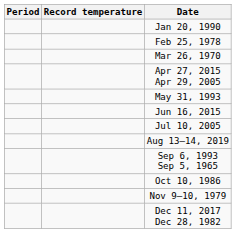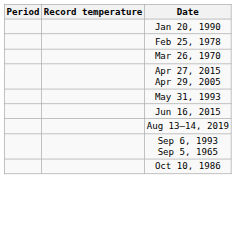- row: (188, 126)
- row: (188, 196)
- row: (188, 216)
